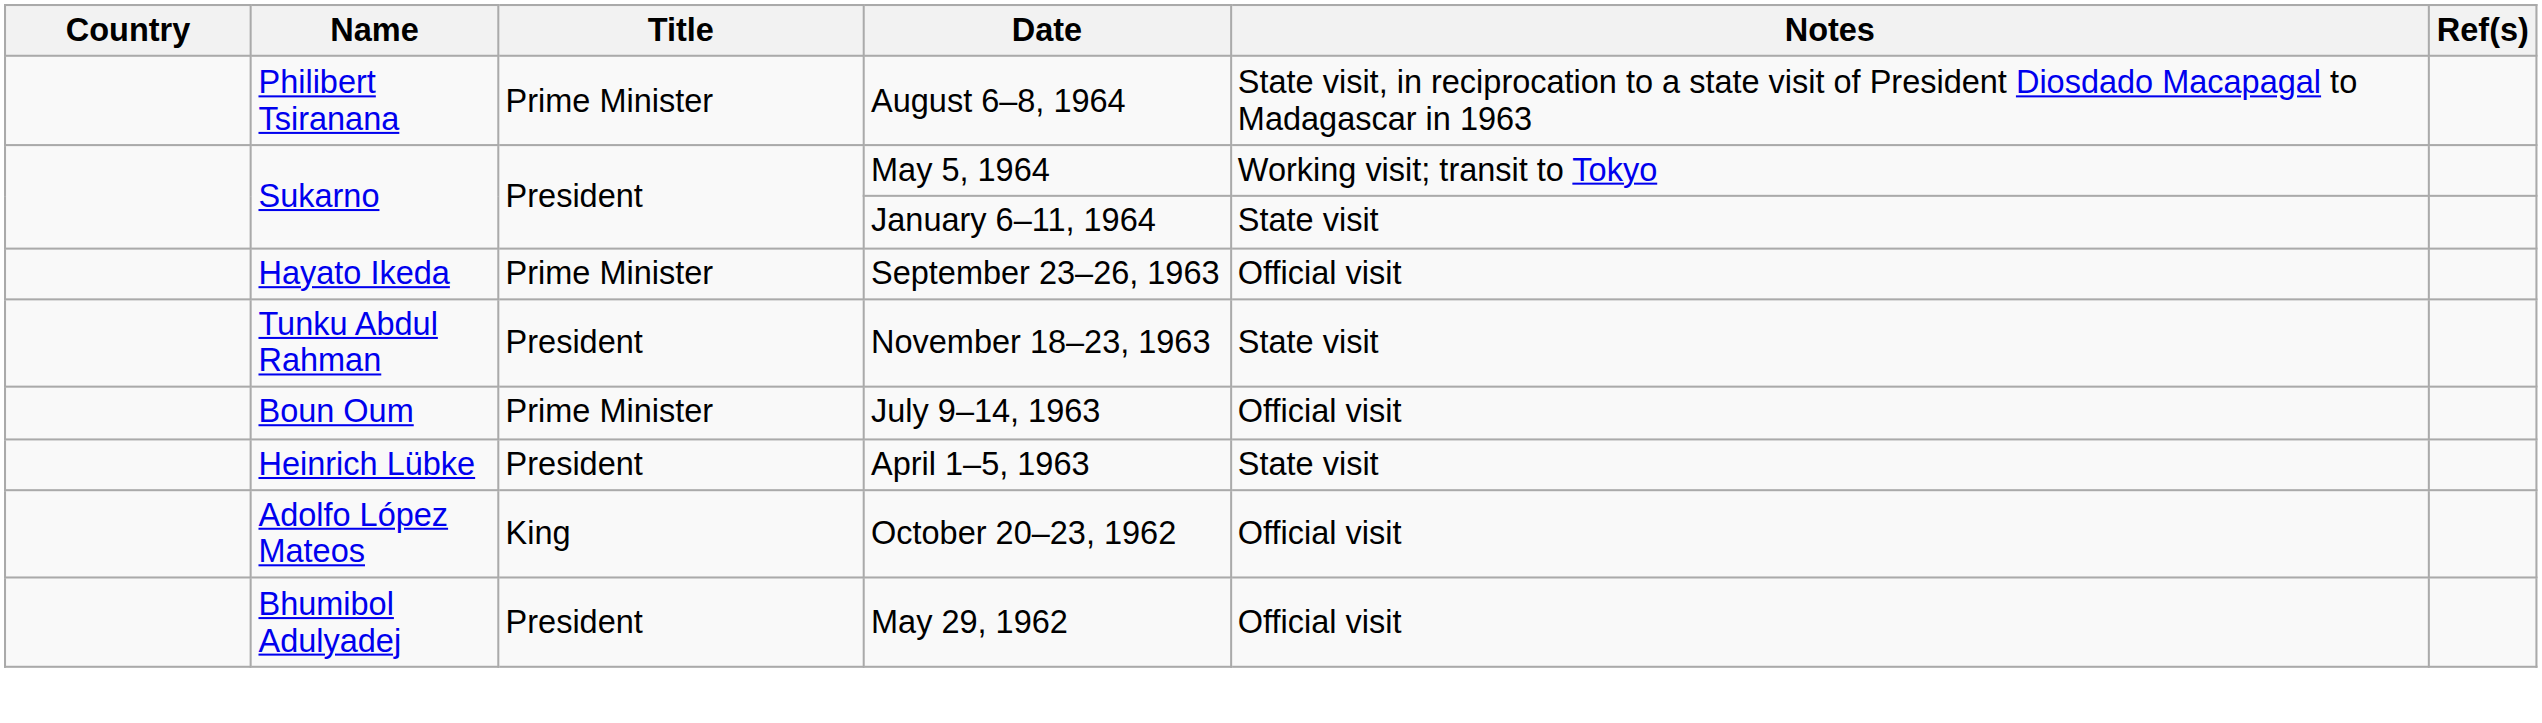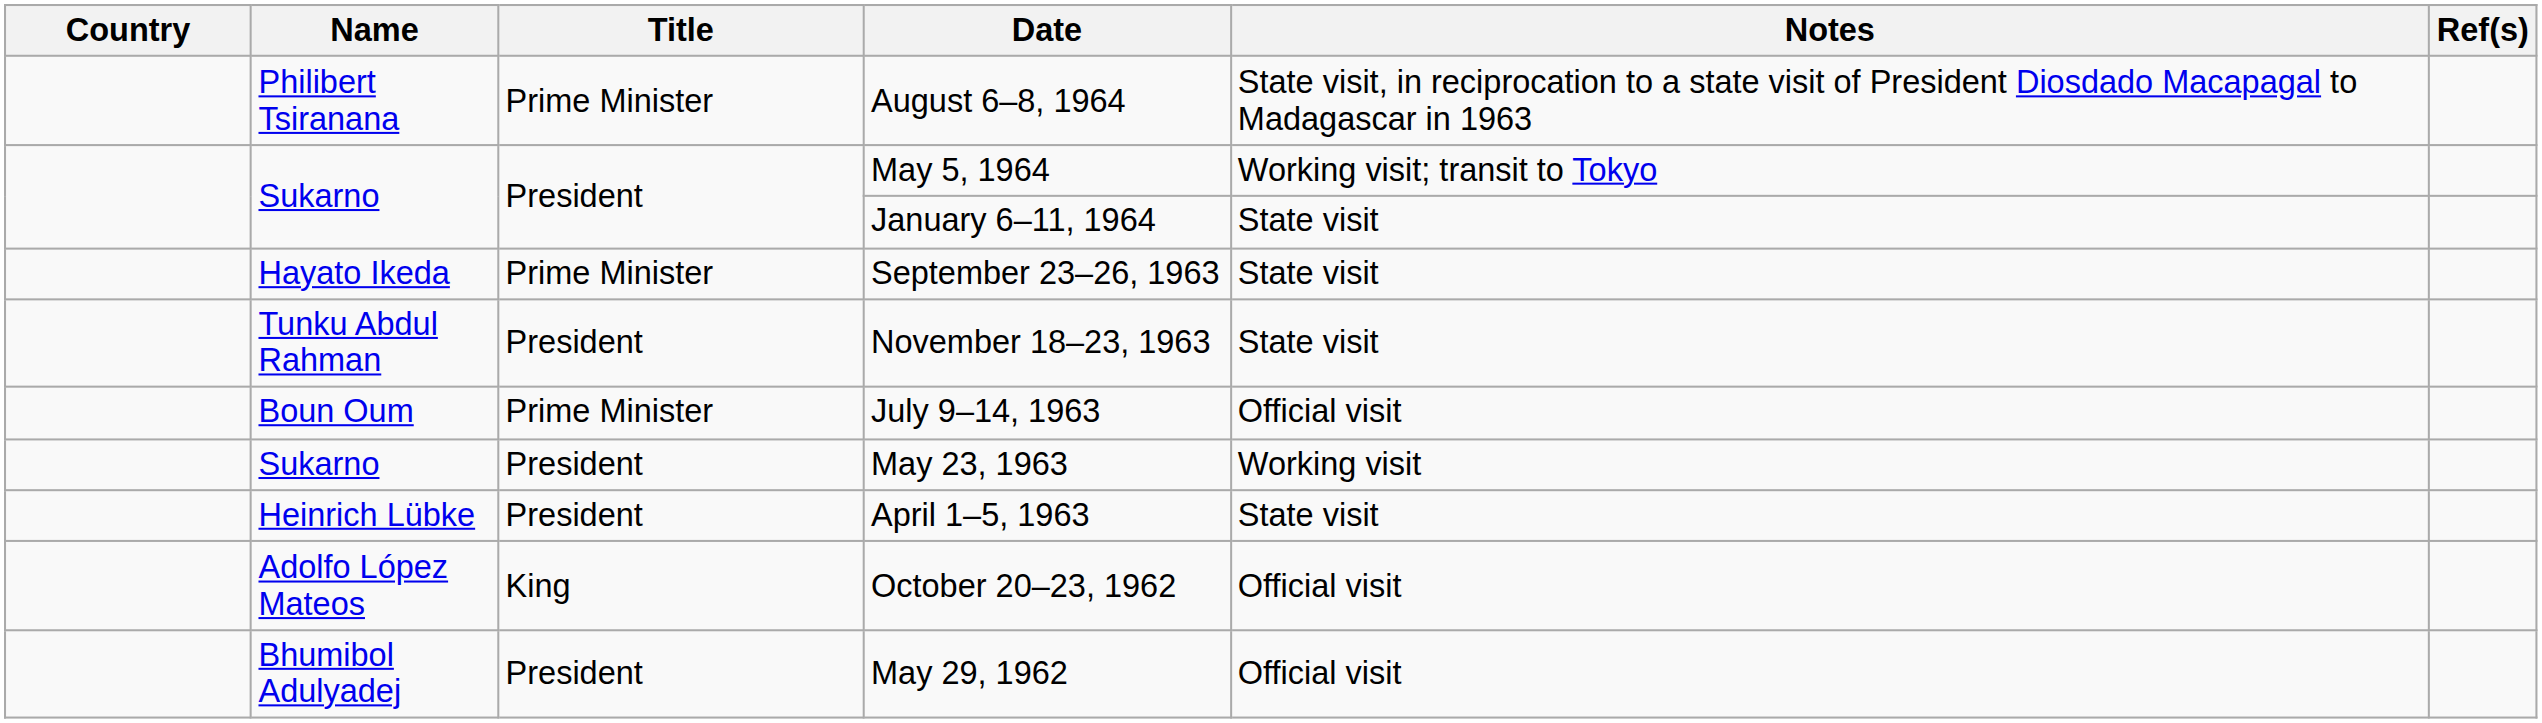(1320, 272) Official visit -> (1308, 272) State visit
+ row: (969, 463)
